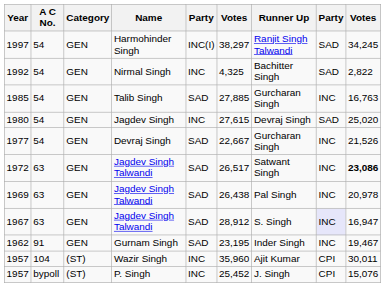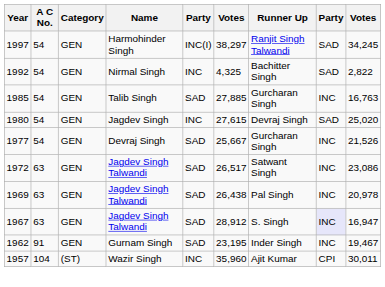(234, 141) 22,667 -> (231, 141) 25,667
(363, 168) bold -> (363, 168) normal
- row: (18, 274)
